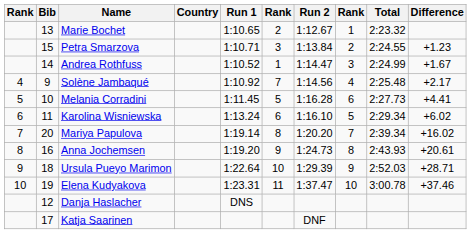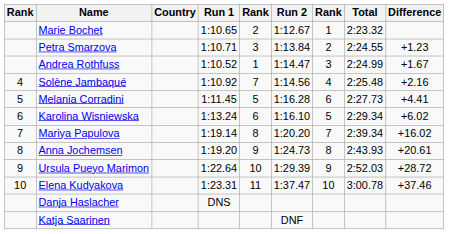- column: (47, 13)
(437, 82) +2.17 -> (415, 82) +2.16
(437, 168) +28.71 -> (415, 168) +28.72
